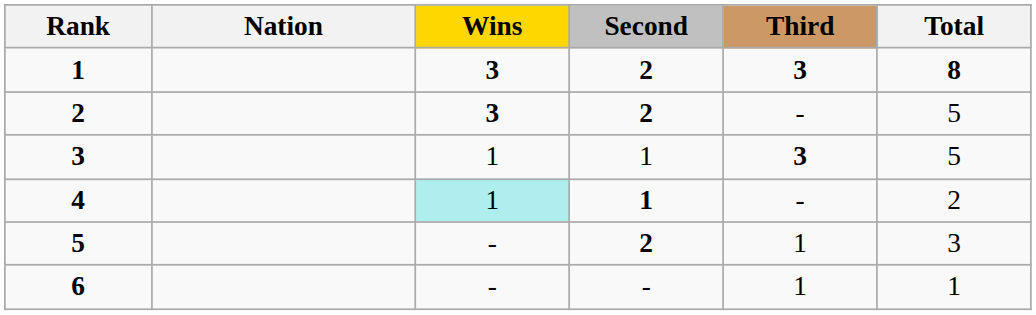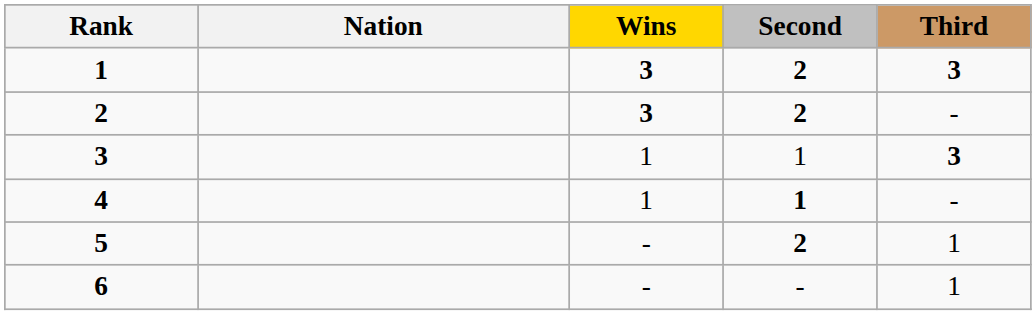- column: (954, 26)
(492, 199) paleturquoise background -> (646, 199) no background
